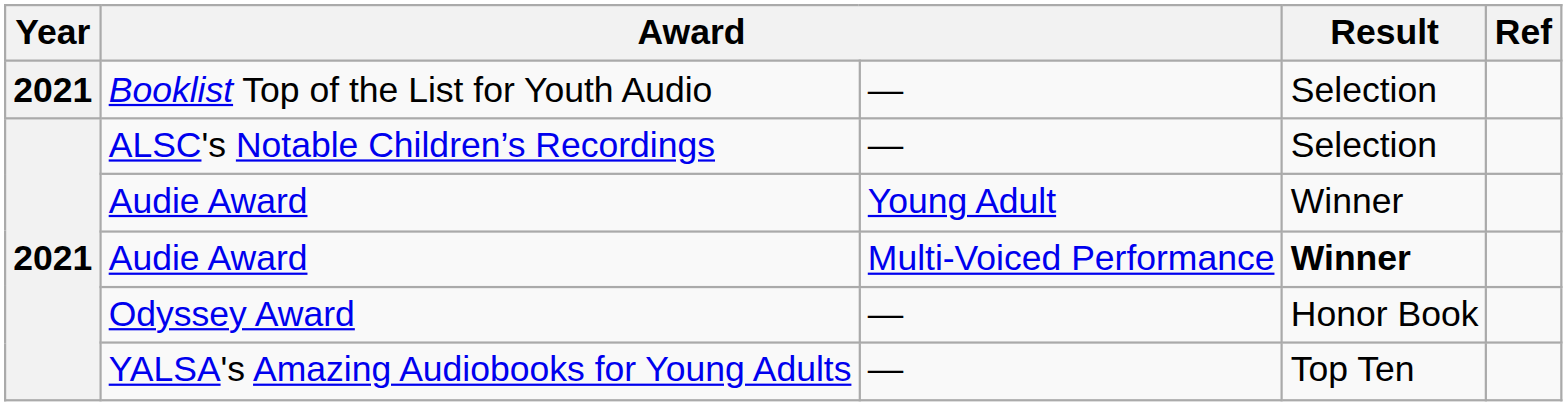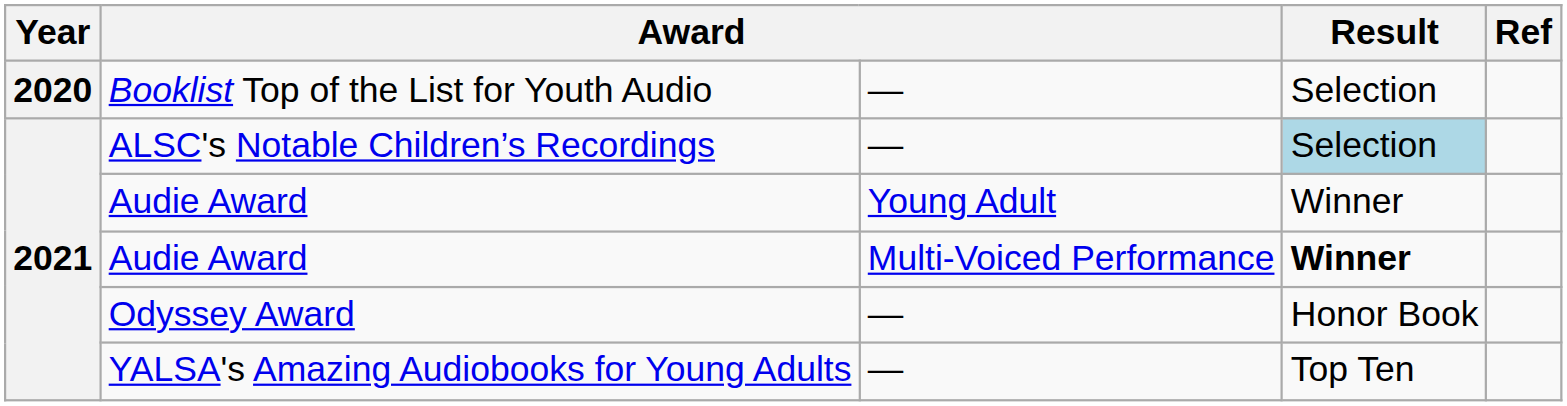(53, 88) 2021 -> (53, 88) 2020
(1364, 145) no background -> (1364, 145) lightblue background
